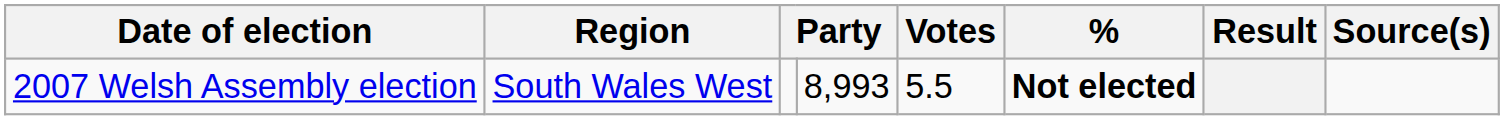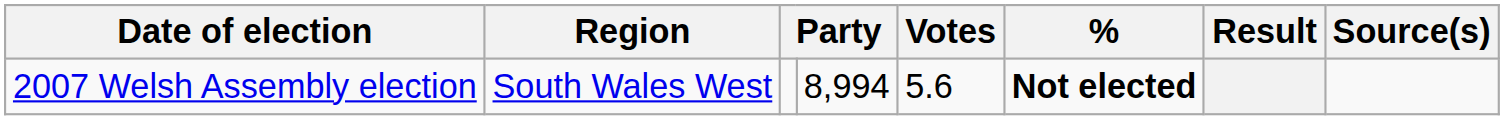(847, 85) 8,993 -> (847, 85) 8,994
(929, 85) 5.5 -> (929, 85) 5.6
